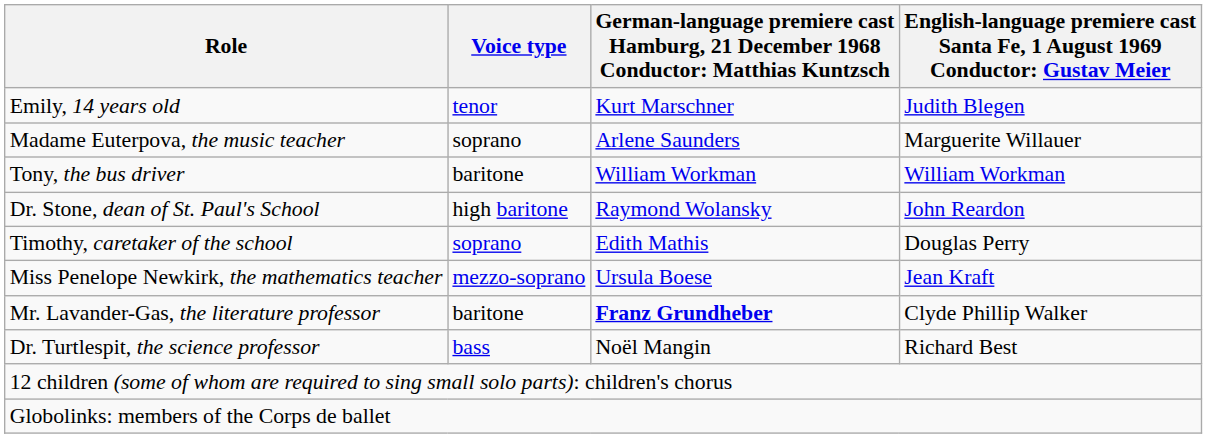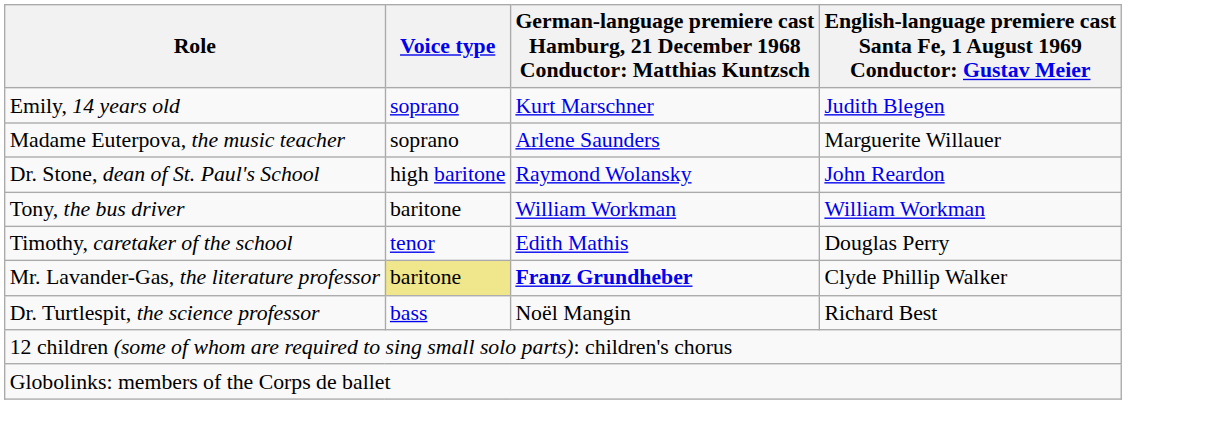(475, 105) tenor -> (424, 105) soprano
rows swapped: (165, 208) <-> (97, 174)
(487, 243) soprano -> (412, 243) tenor
- row: (226, 277)
(488, 312) no background -> (426, 277) khaki background
